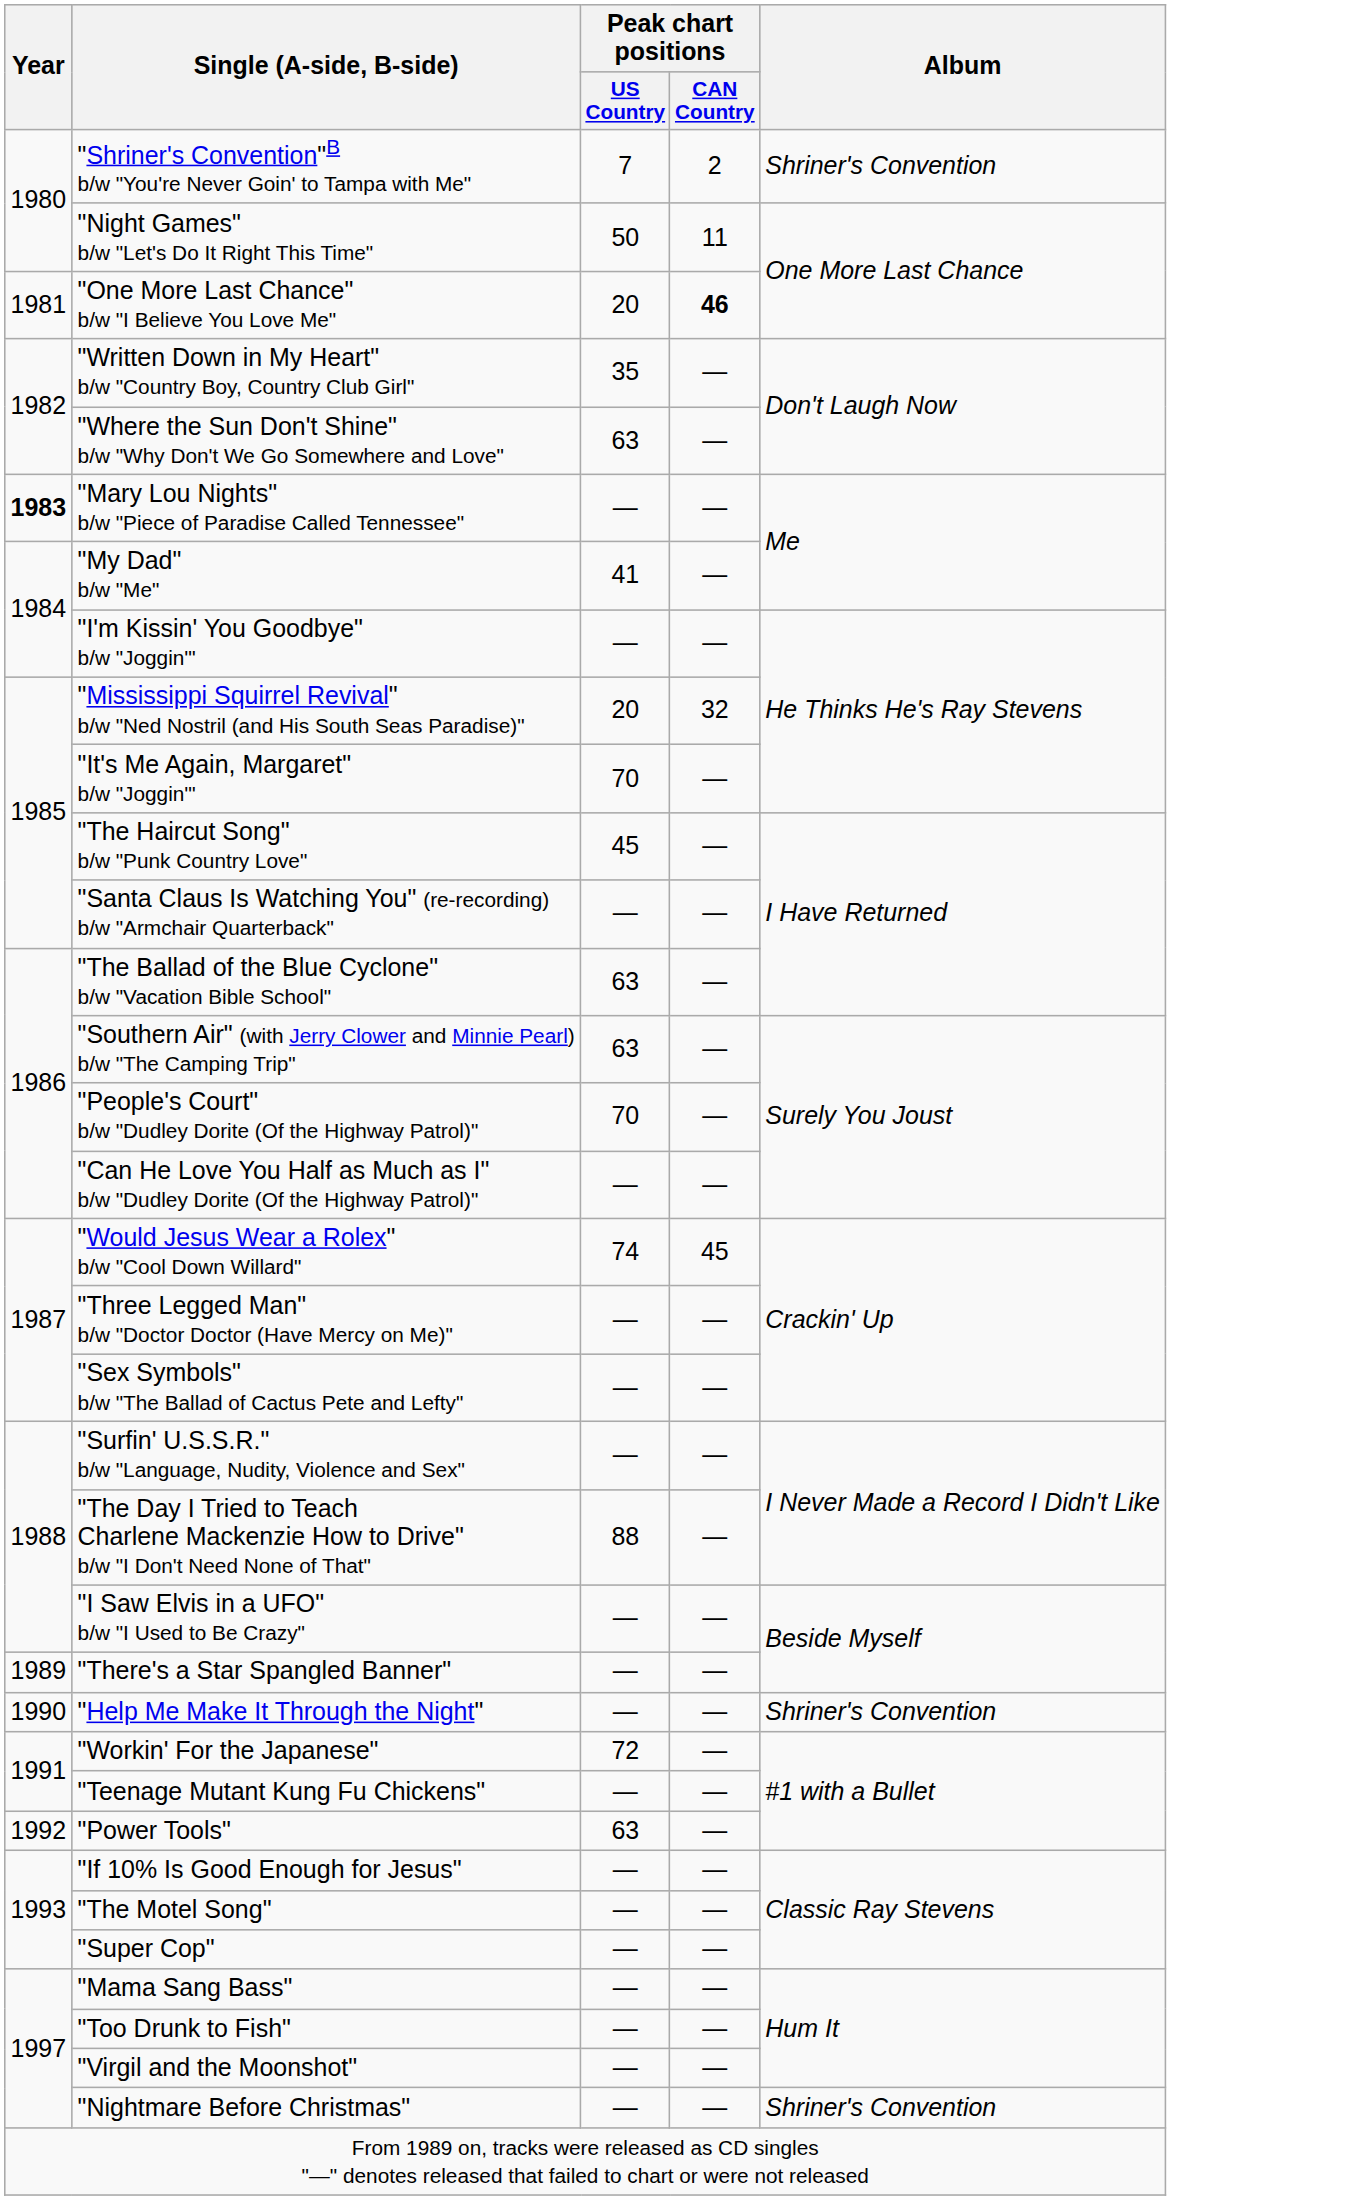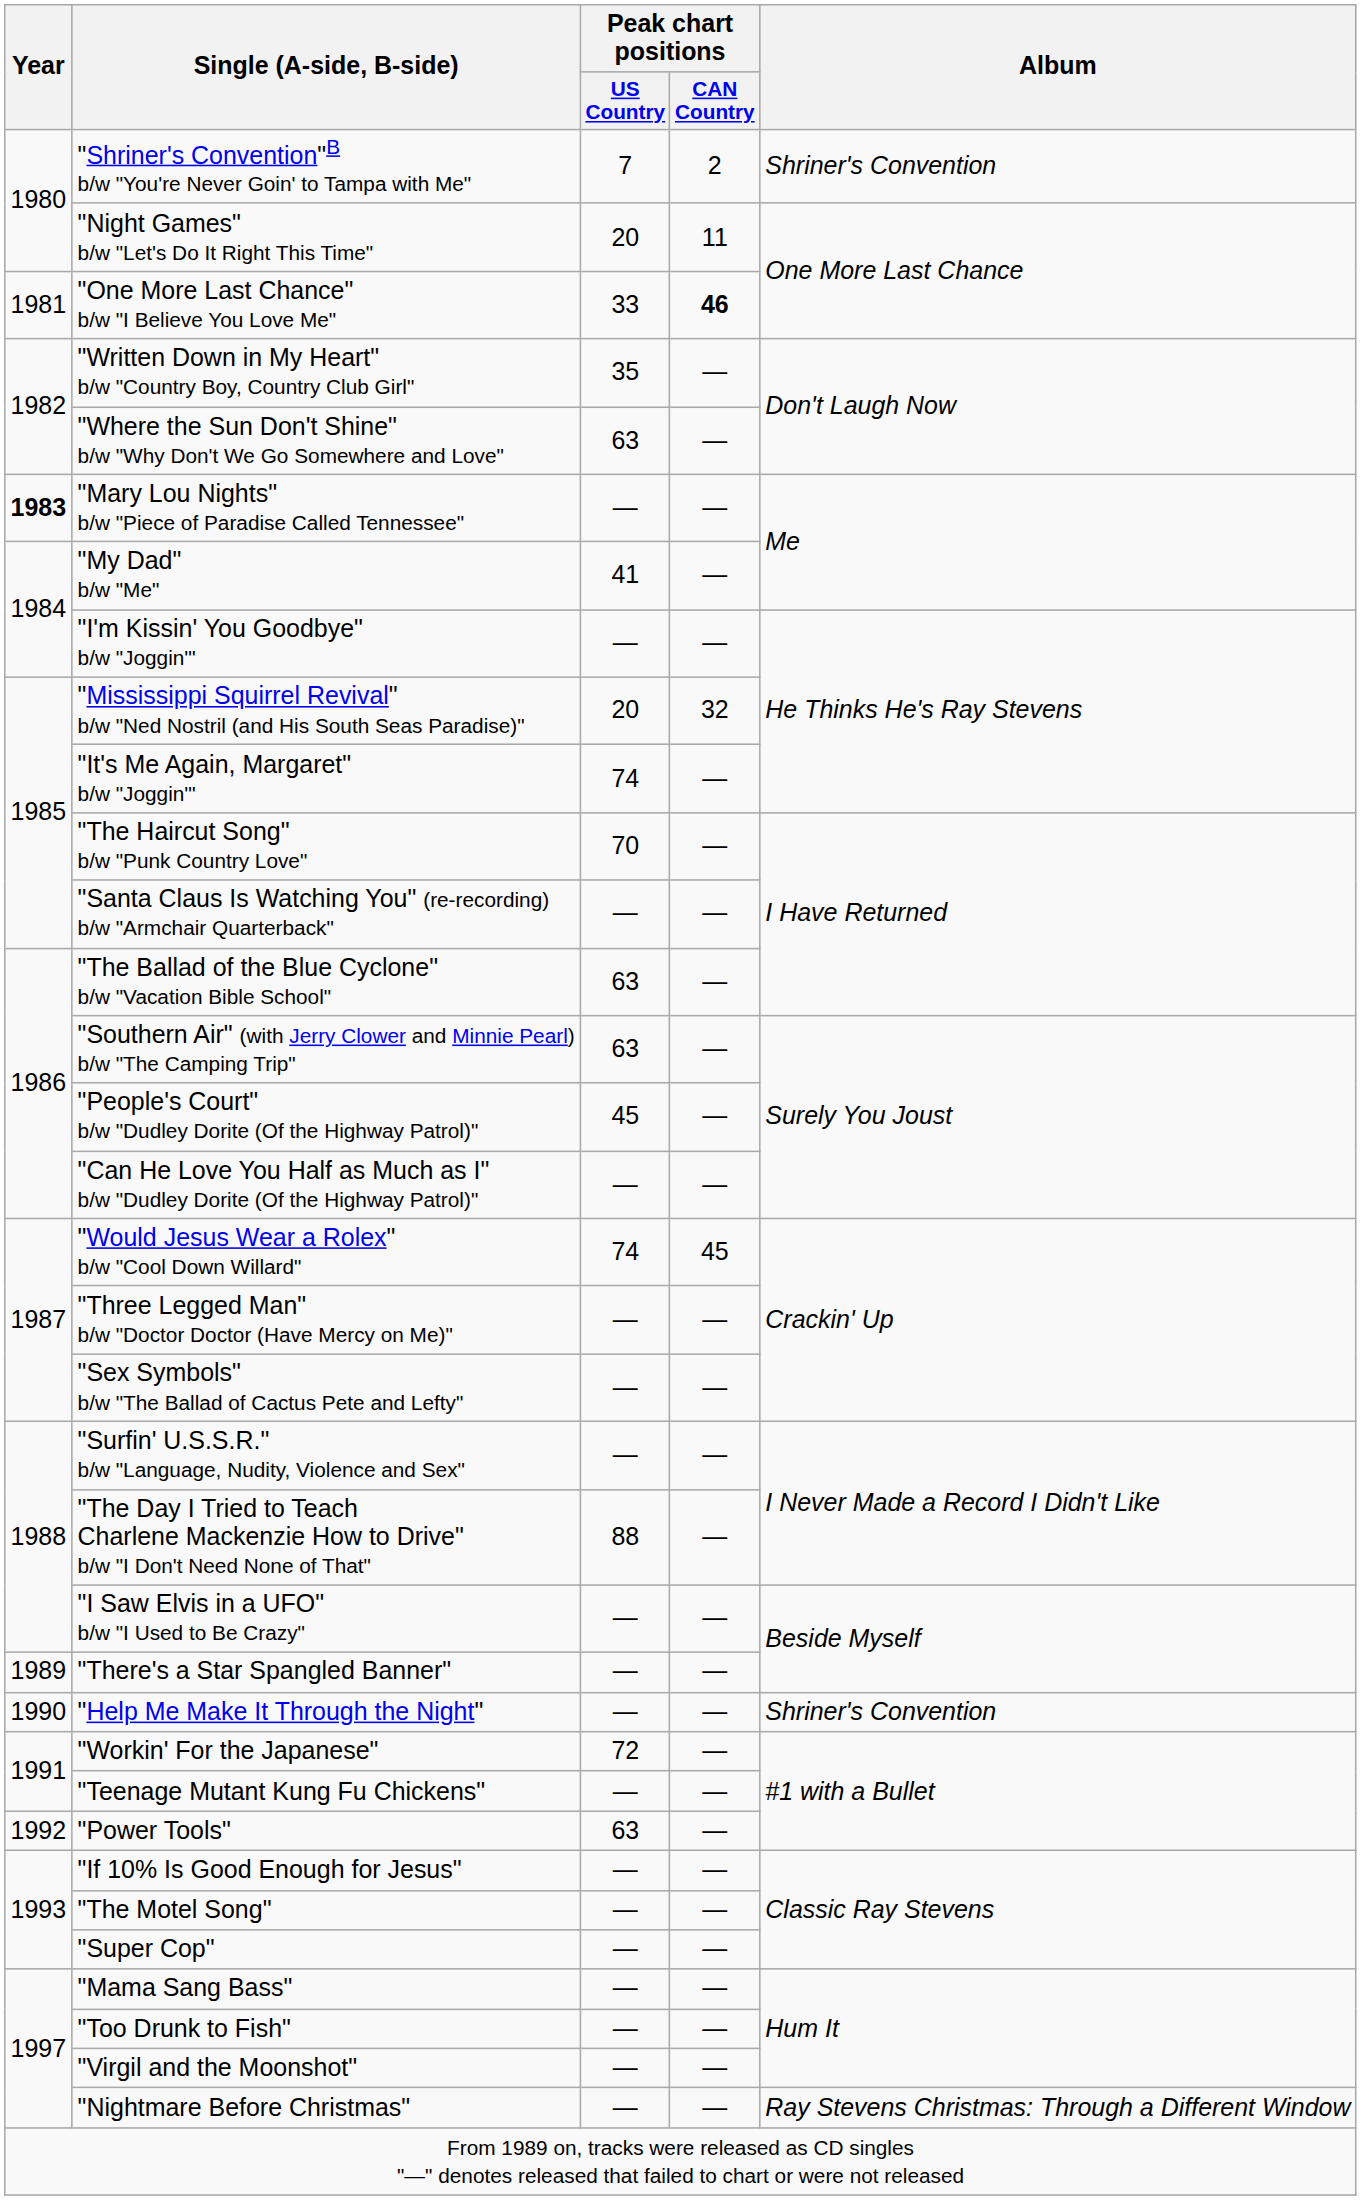(625, 237) 50 -> (625, 237) 20
(625, 304) 20 -> (625, 304) 33
(625, 778) 70 -> (625, 778) 74
(625, 846) 45 -> (625, 846) 70
(625, 1116) 70 -> (625, 1116) 45
(881, 2107) Shriner's Convention -> (1058, 2107) Ray Stevens Christmas: Through a Different Window
